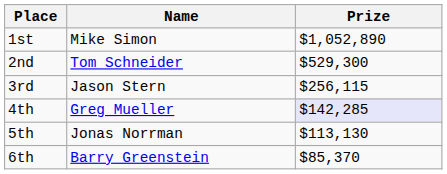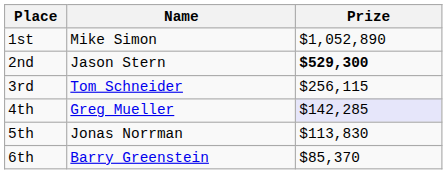(127, 63) Tom Schneider -> (118, 63) Jason Stern
(334, 63) normal -> (334, 63) bold
(118, 87) Jason Stern -> (127, 87) Tom Schneider
(334, 134) $113,130 -> (334, 134) $113,830
